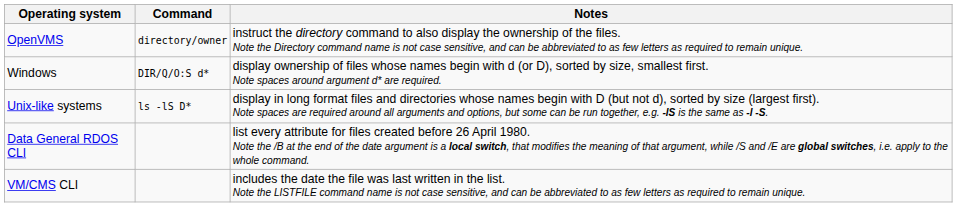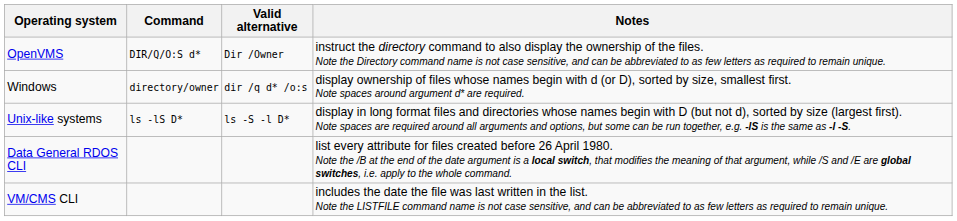+ column: (267, 20)
(183, 41) directory/owner -> (165, 54) DIR/Q/O:S d*
(174, 73) DIR/Q/O:S d* -> (174, 87) directory/owner
